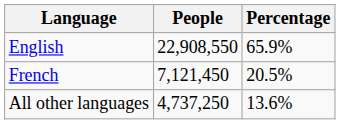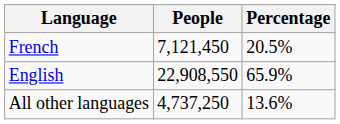rows swapped: (36, 47) <-> (34, 75)
